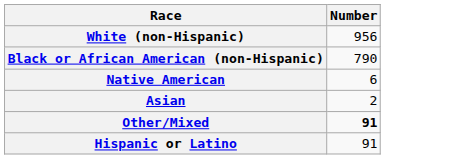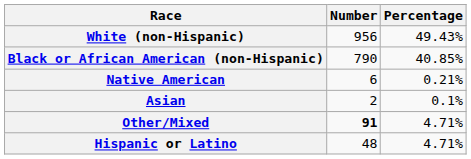+ column: (423, 15)
(370, 144) 91 -> (370, 144) 48
